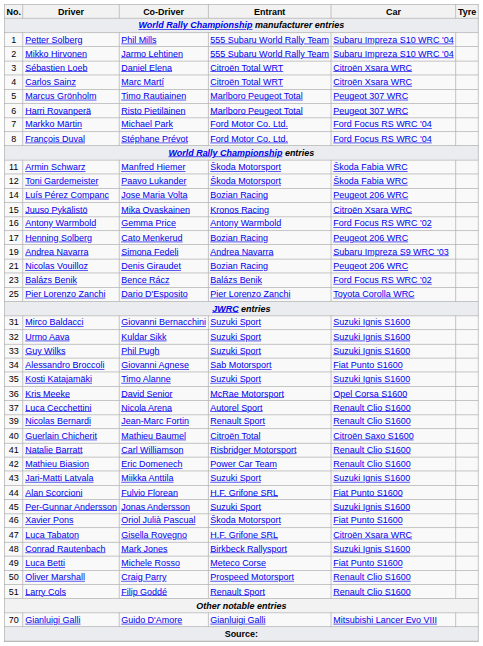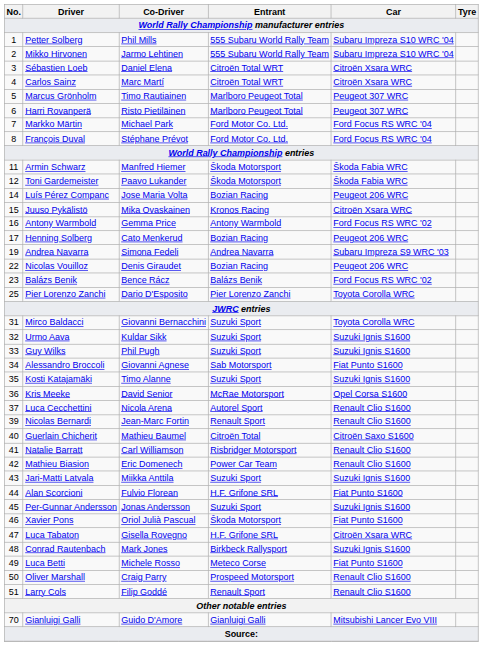(14, 266) 21 -> (14, 266) 22
(372, 322) Suzuki Ignis S1600 -> (374, 322) Toyota Corolla WRC
